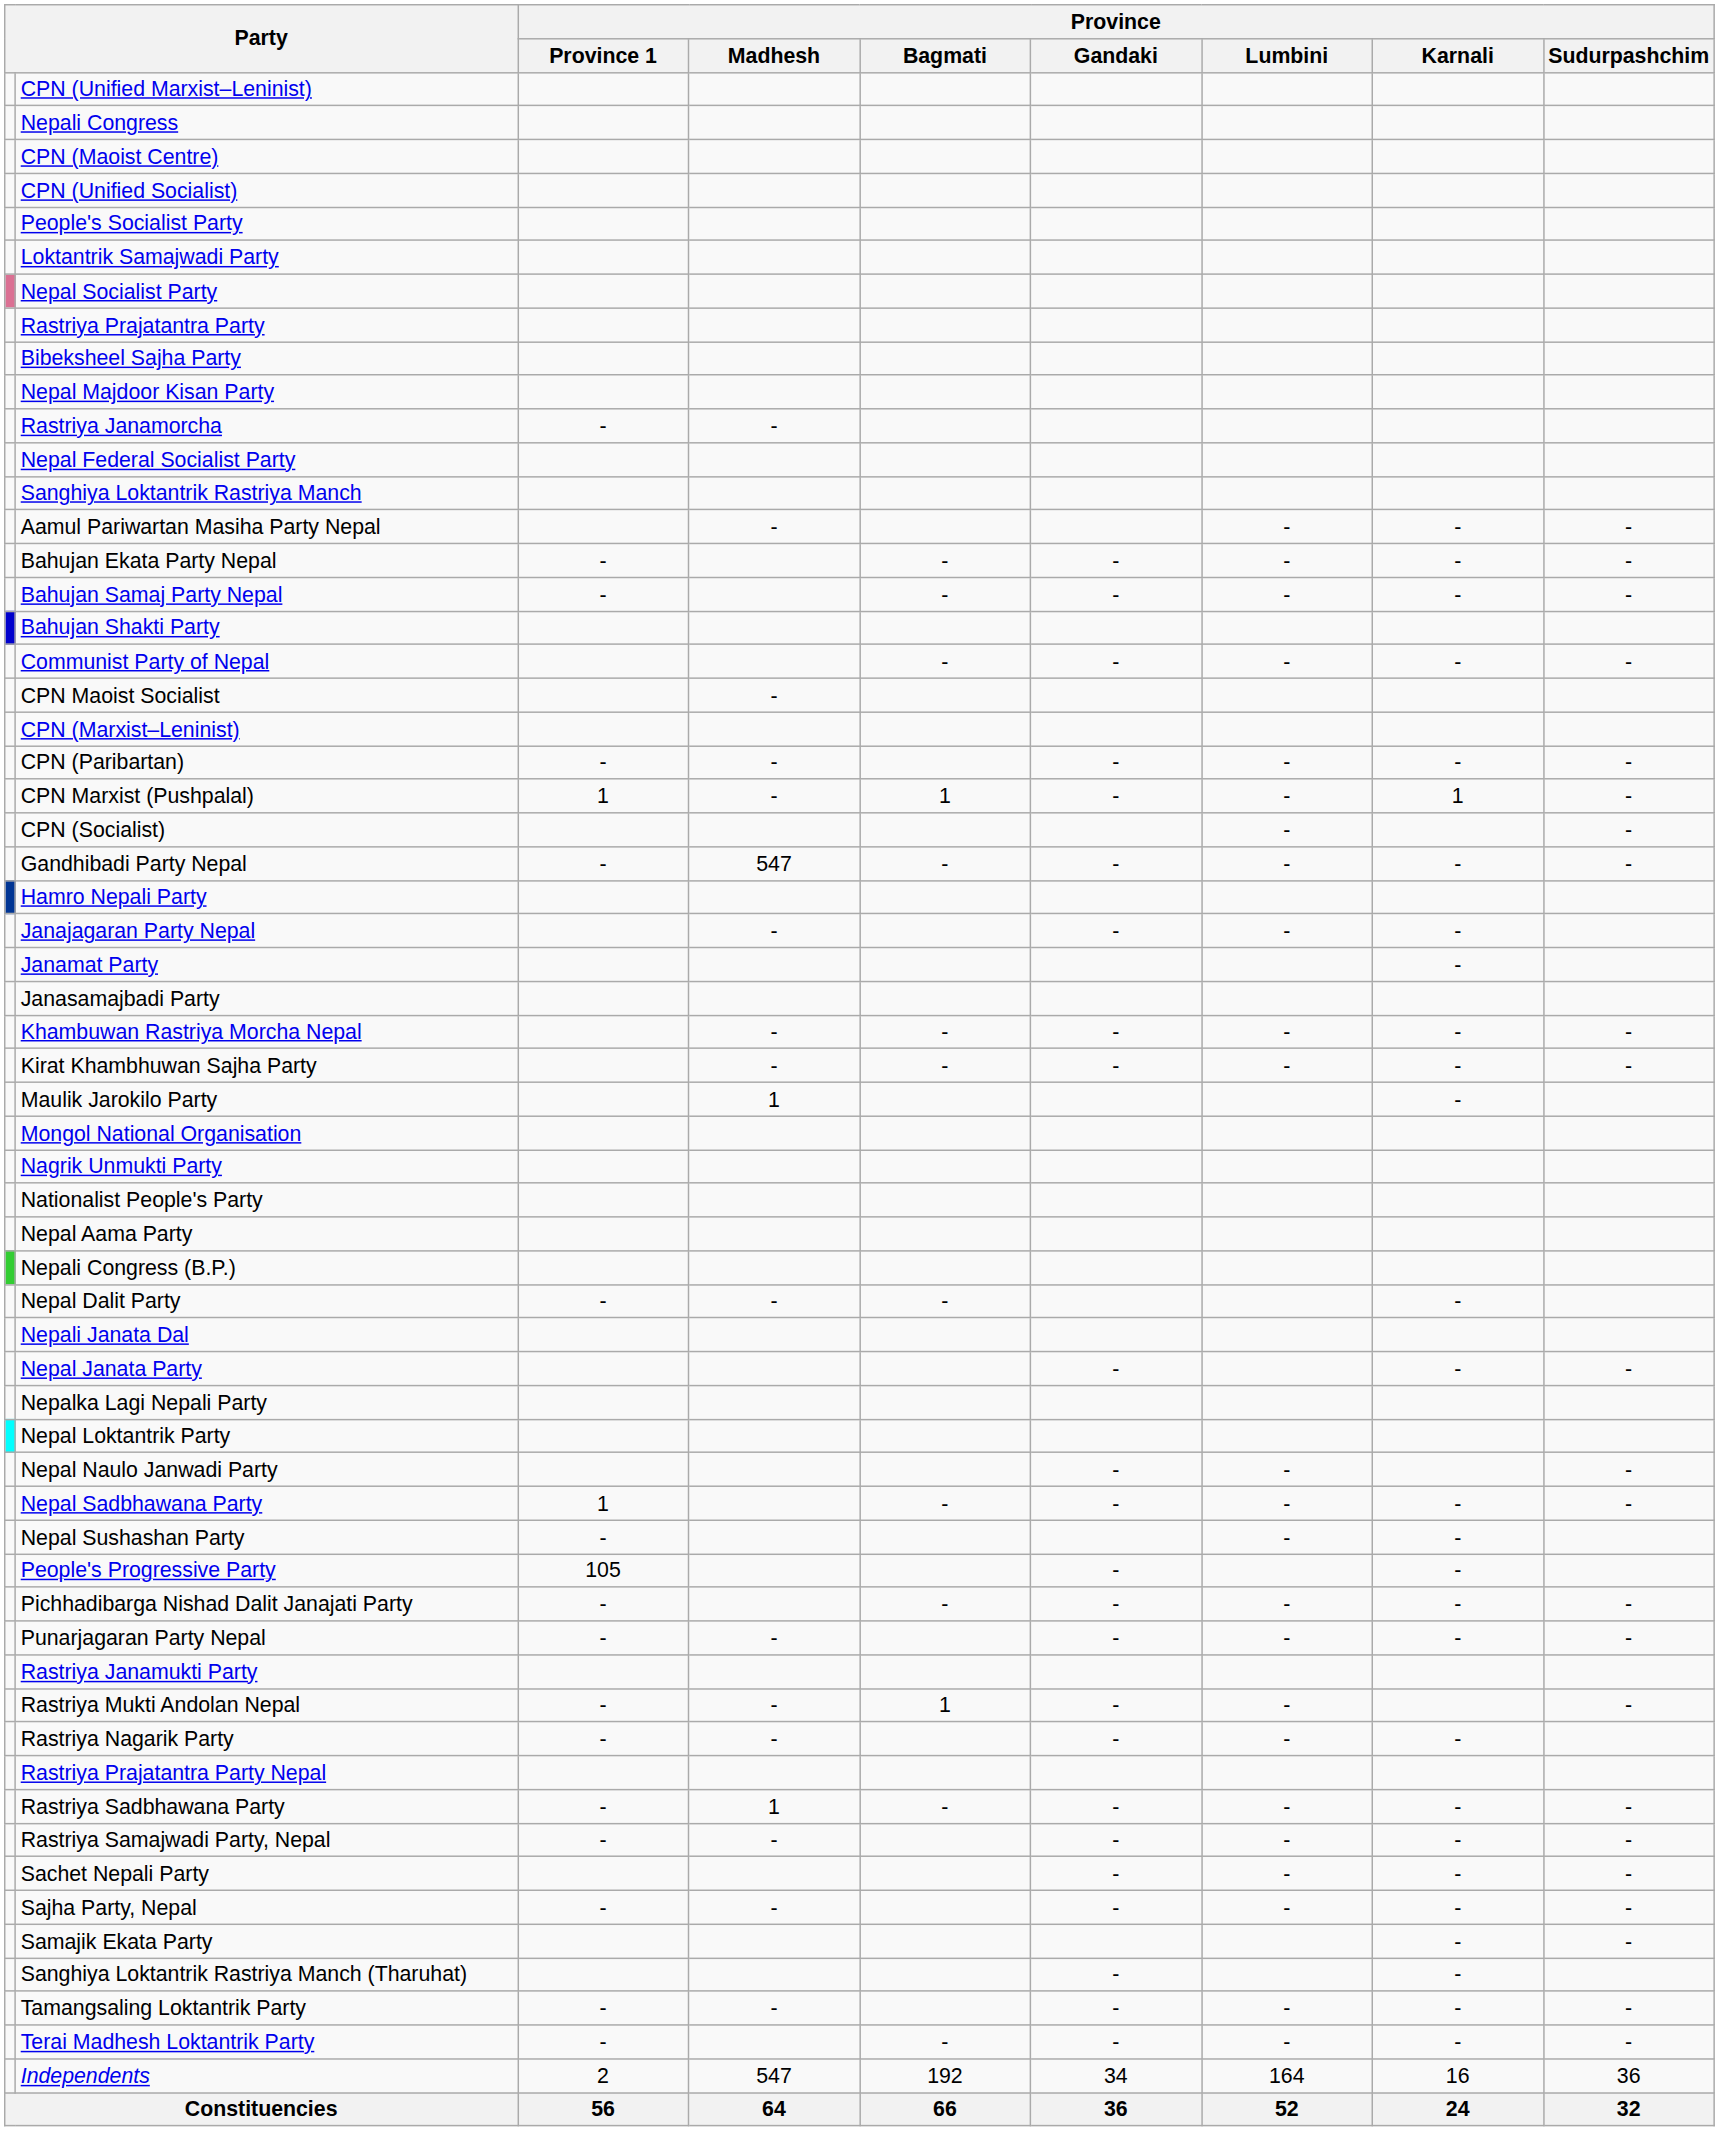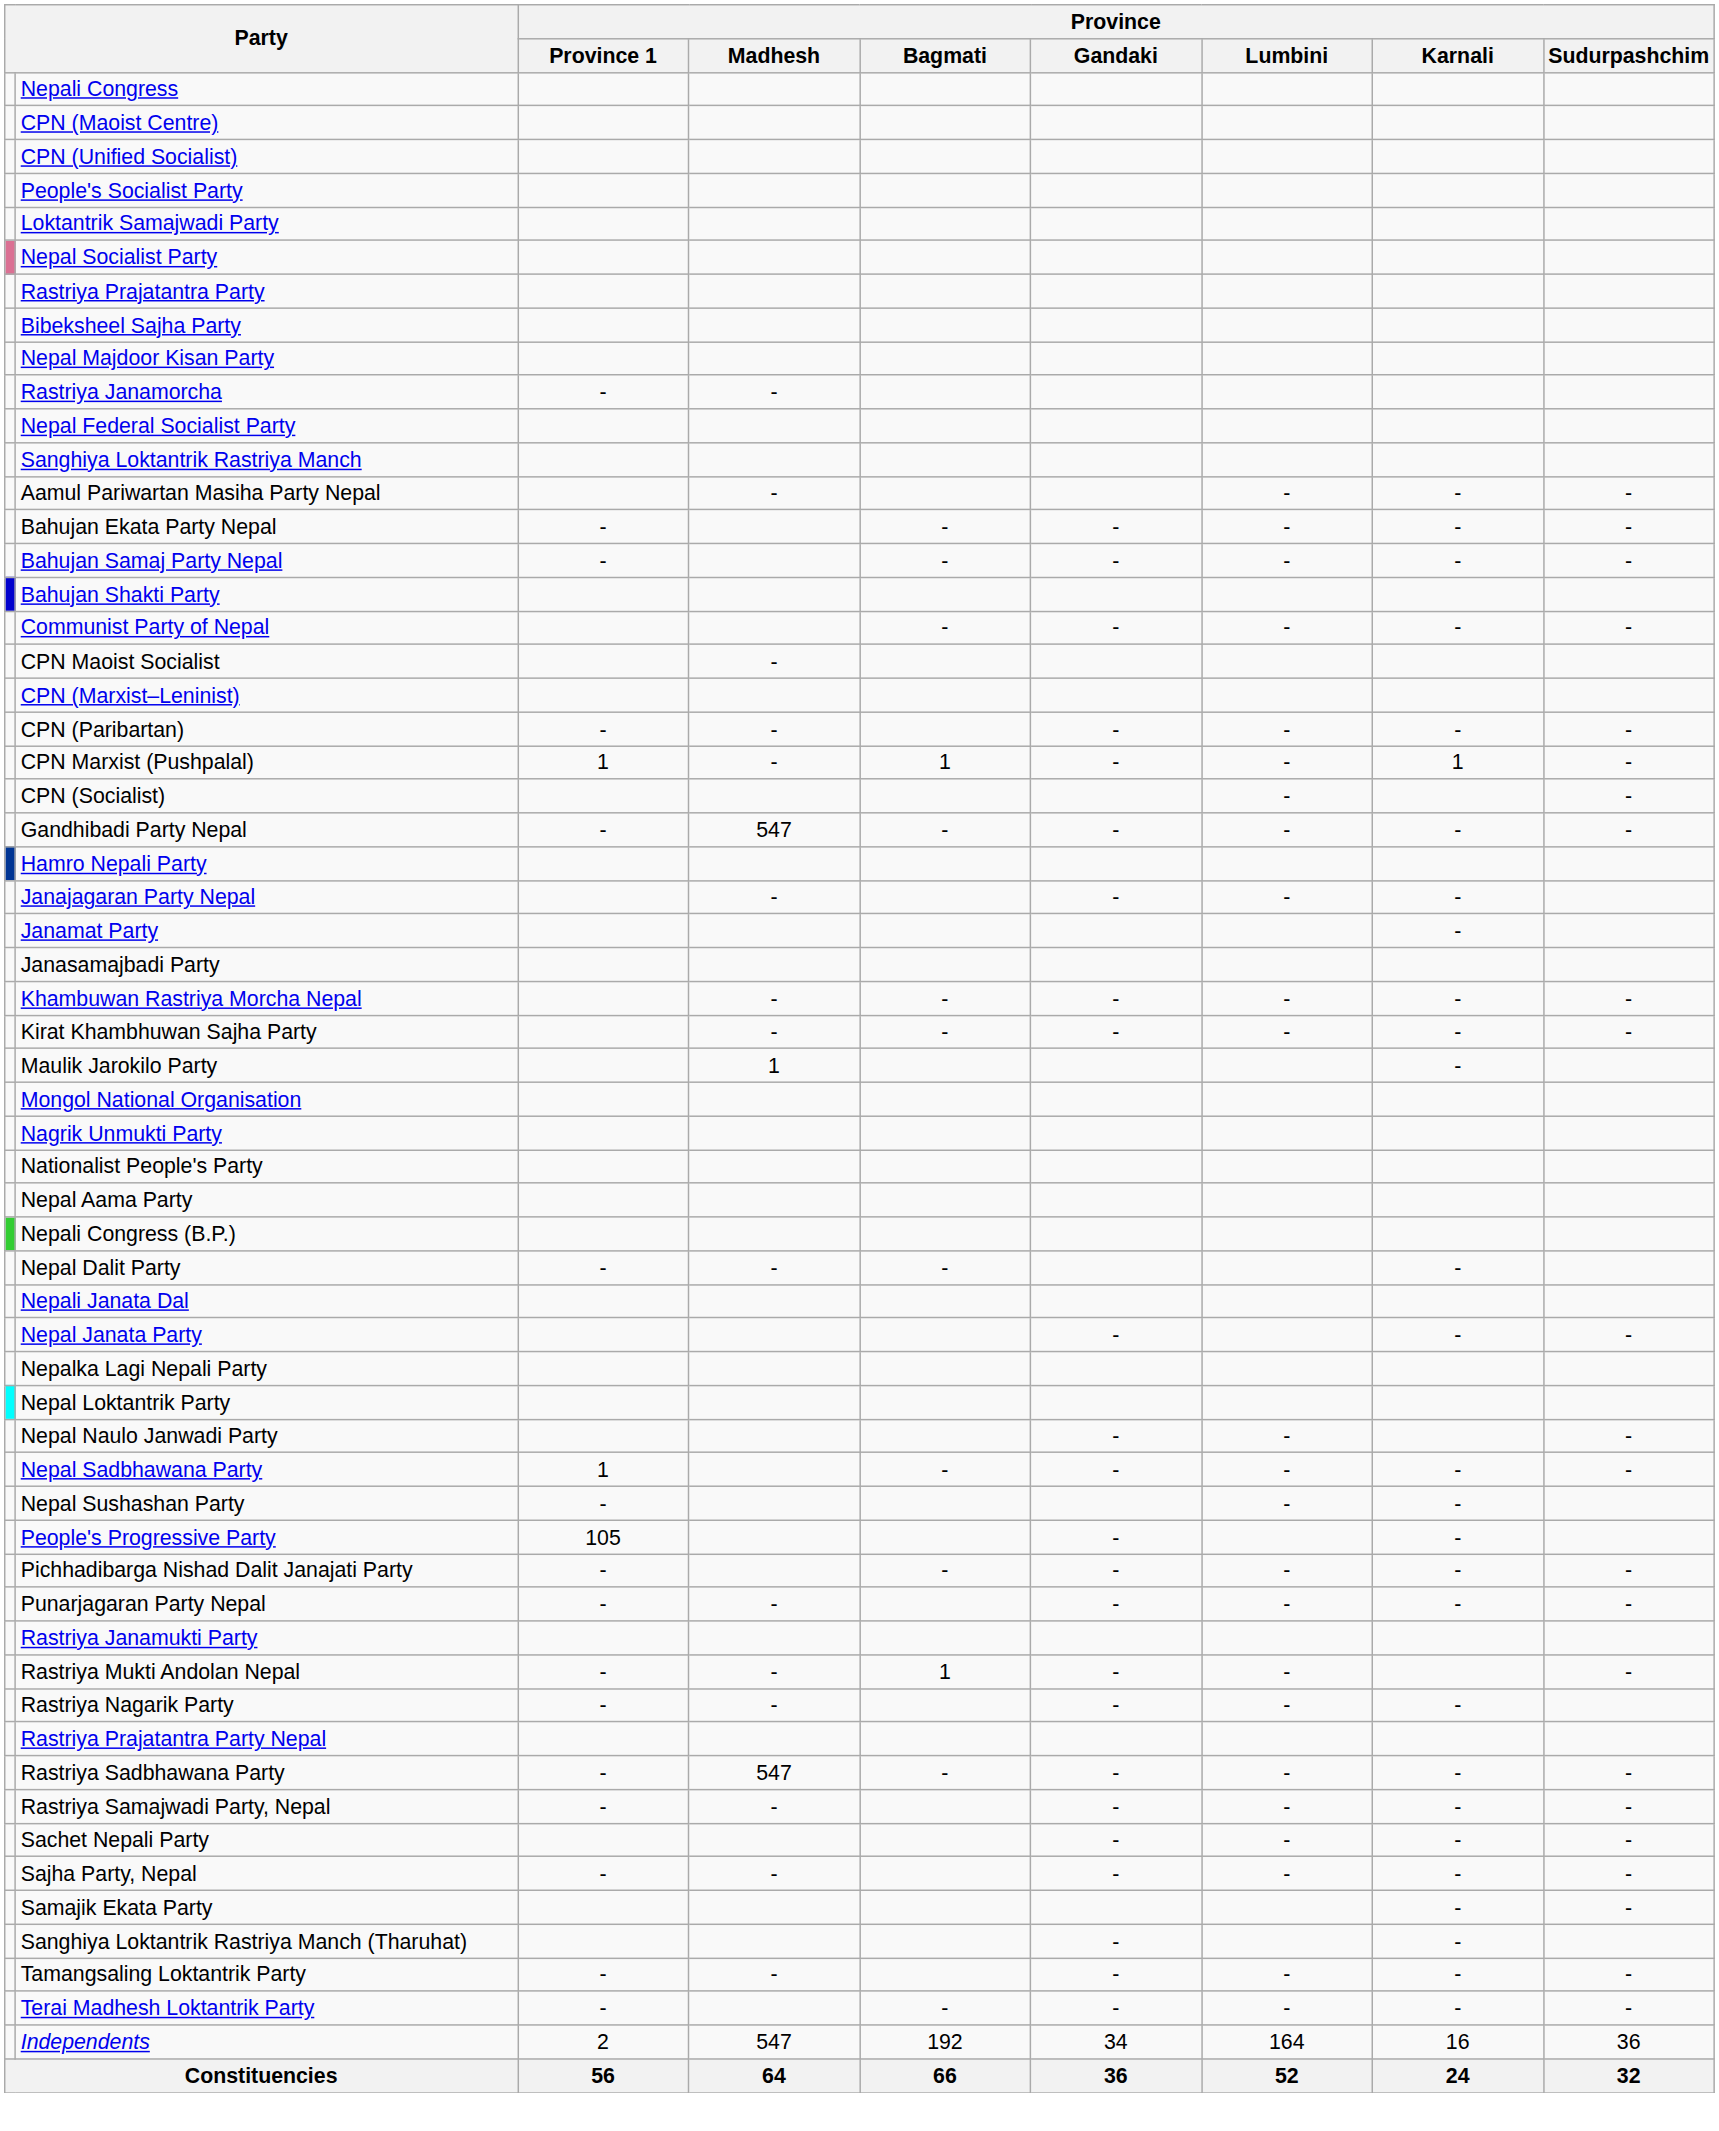- row: (166, 89)
(774, 1806) 1 -> (774, 1773) 547
